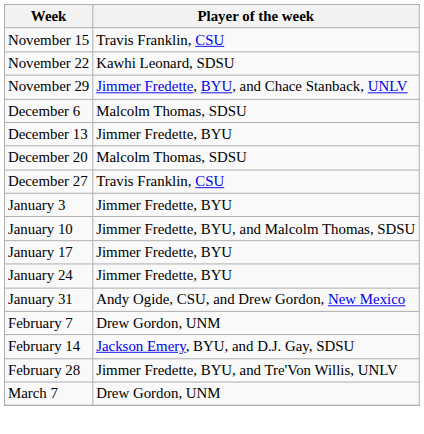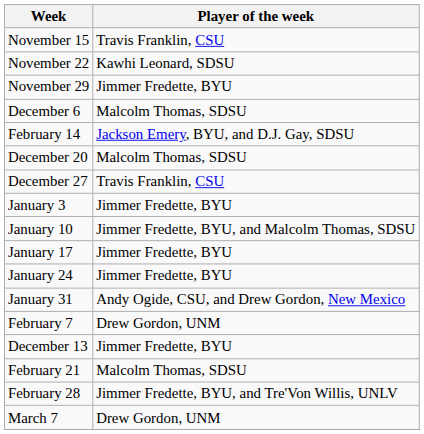(252, 87) Jimmer Fredette, BYU, and Chace Stanback, UNLV -> (164, 87) Jimmer Fredette, BYU
rows swapped: (48, 134) <-> (44, 346)
+ row: (44, 370)
